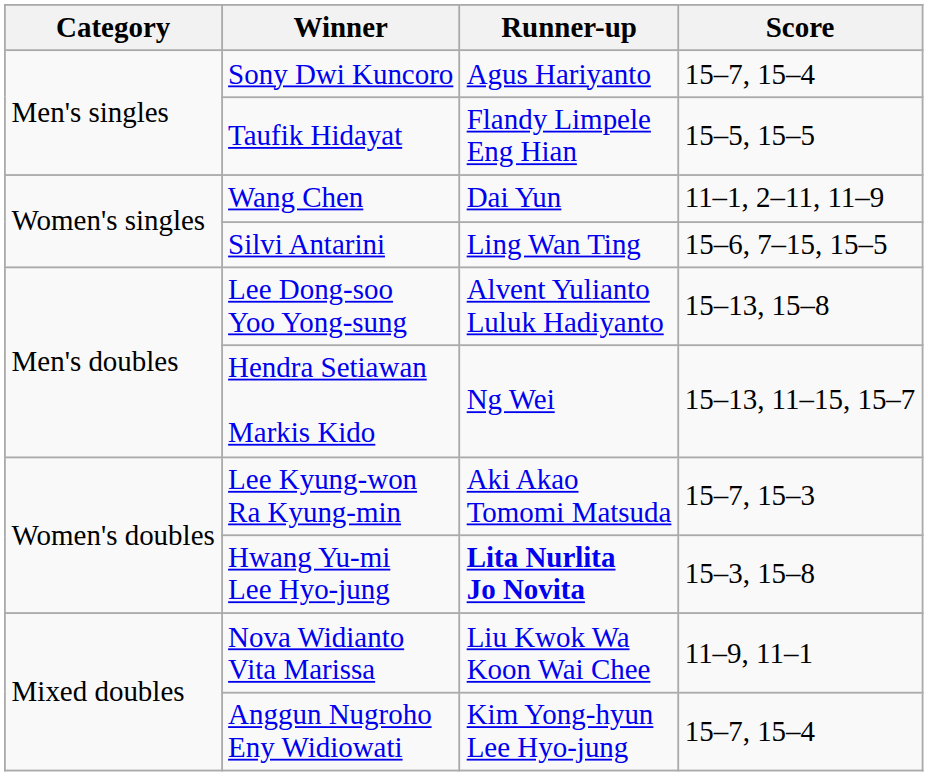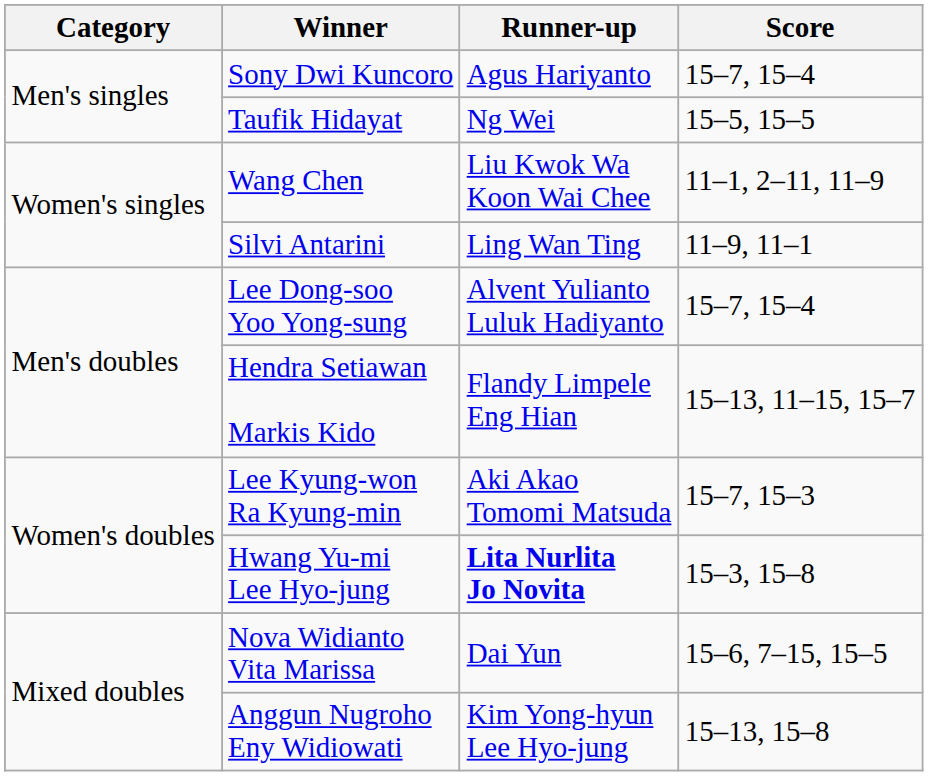(559, 135) Flandy Limpele Eng Hian -> (511, 119) Ng Wei
(514, 197) Dai Yun -> (559, 181) Liu Kwok Wa Koon Wai Chee
(786, 243) 15–6, 7–15, 15–5 -> (749, 243) 11–9, 11–1
(757, 305) 15–13, 15–8 -> (750, 305) 15–7, 15–4
(511, 400) Ng Wei -> (559, 400) Flandy Limpele Eng Hian
(559, 652) Liu Kwok Wa Koon Wai Chee -> (514, 652) Dai Yun
(749, 652) 11–9, 11–1 -> (786, 652) 15–6, 7–15, 15–5
(750, 731) 15–7, 15–4 -> (757, 731) 15–13, 15–8
